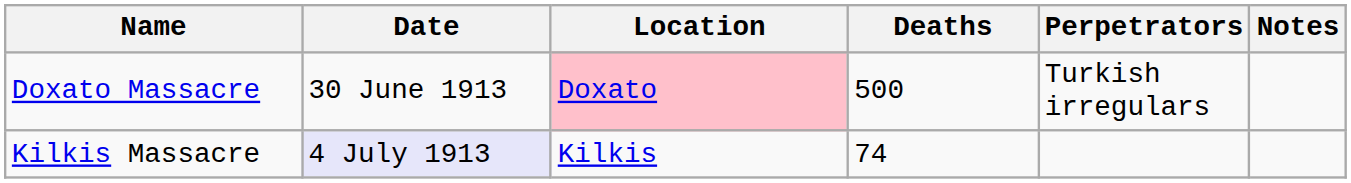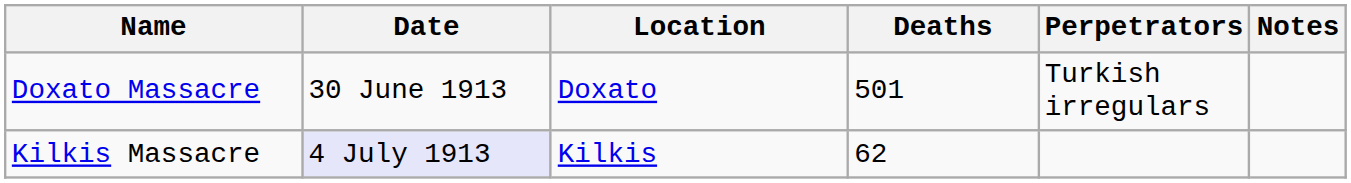(607, 91) pink background -> (607, 91) no background
(879, 91) 500 -> (879, 91) 501
(871, 154) 74 -> (871, 154) 62
